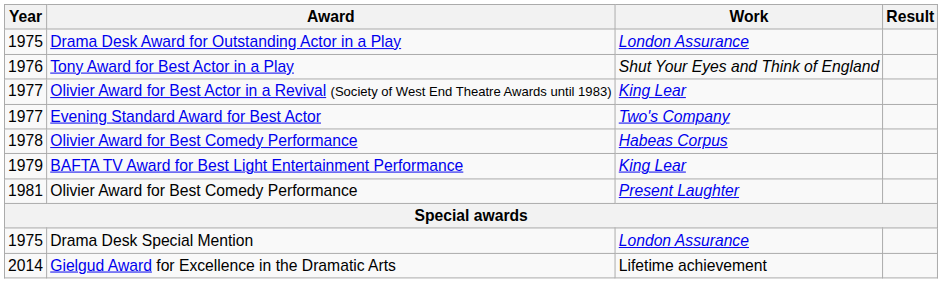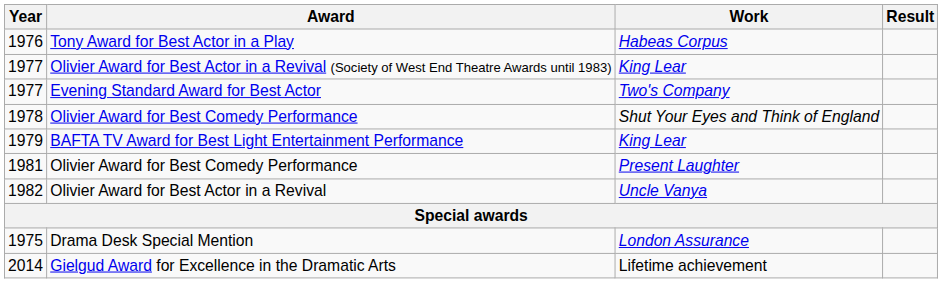- row: (26, 41)
(749, 66) Shut Your Eyes and Think of England -> (673, 41) Habeas Corpus
(673, 141) Habeas Corpus -> (749, 116) Shut Your Eyes and Think of England
+ row: (26, 191)
